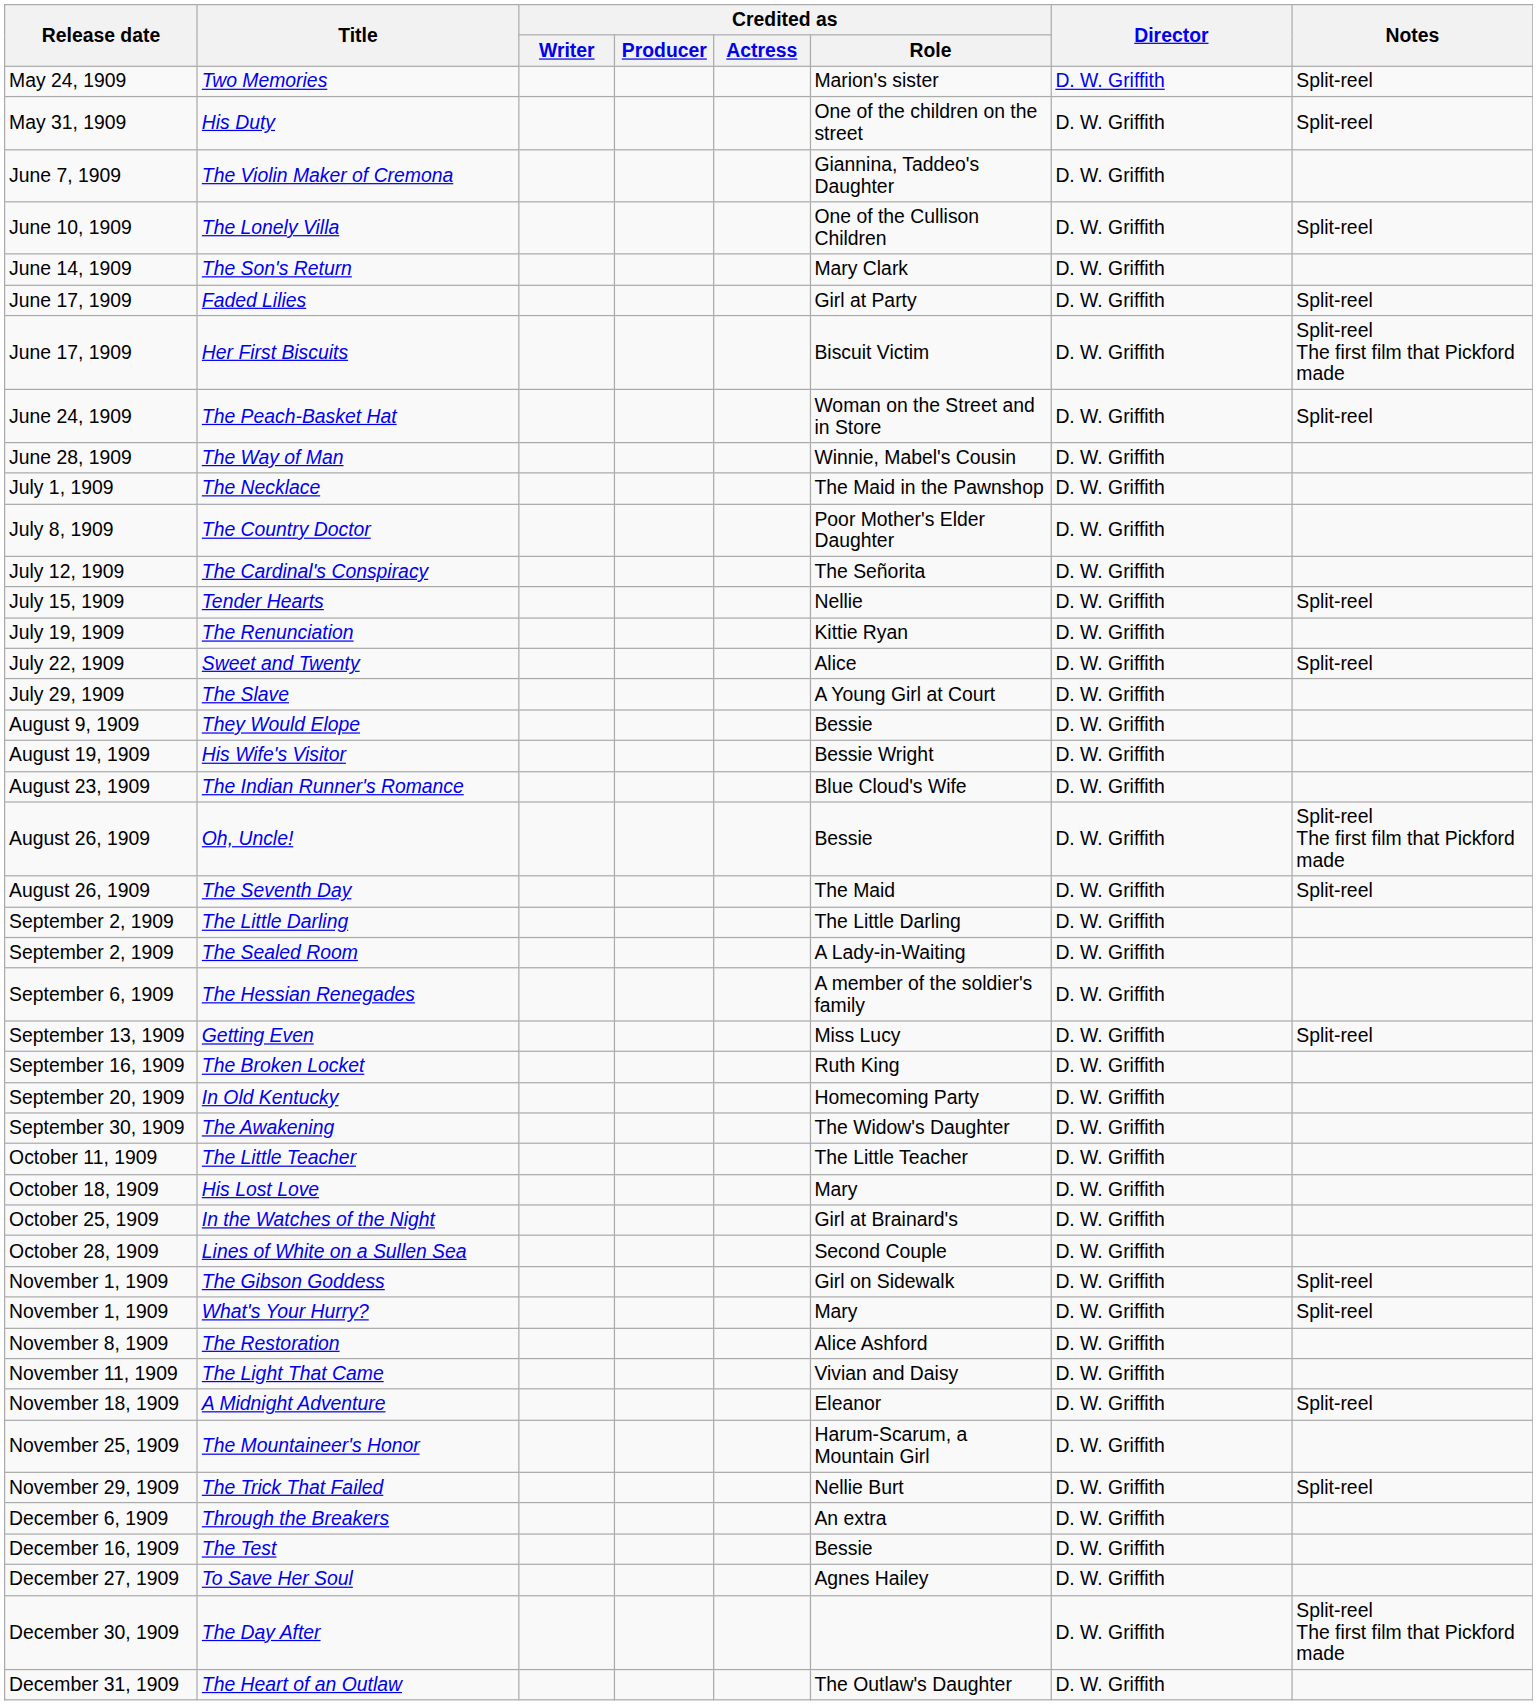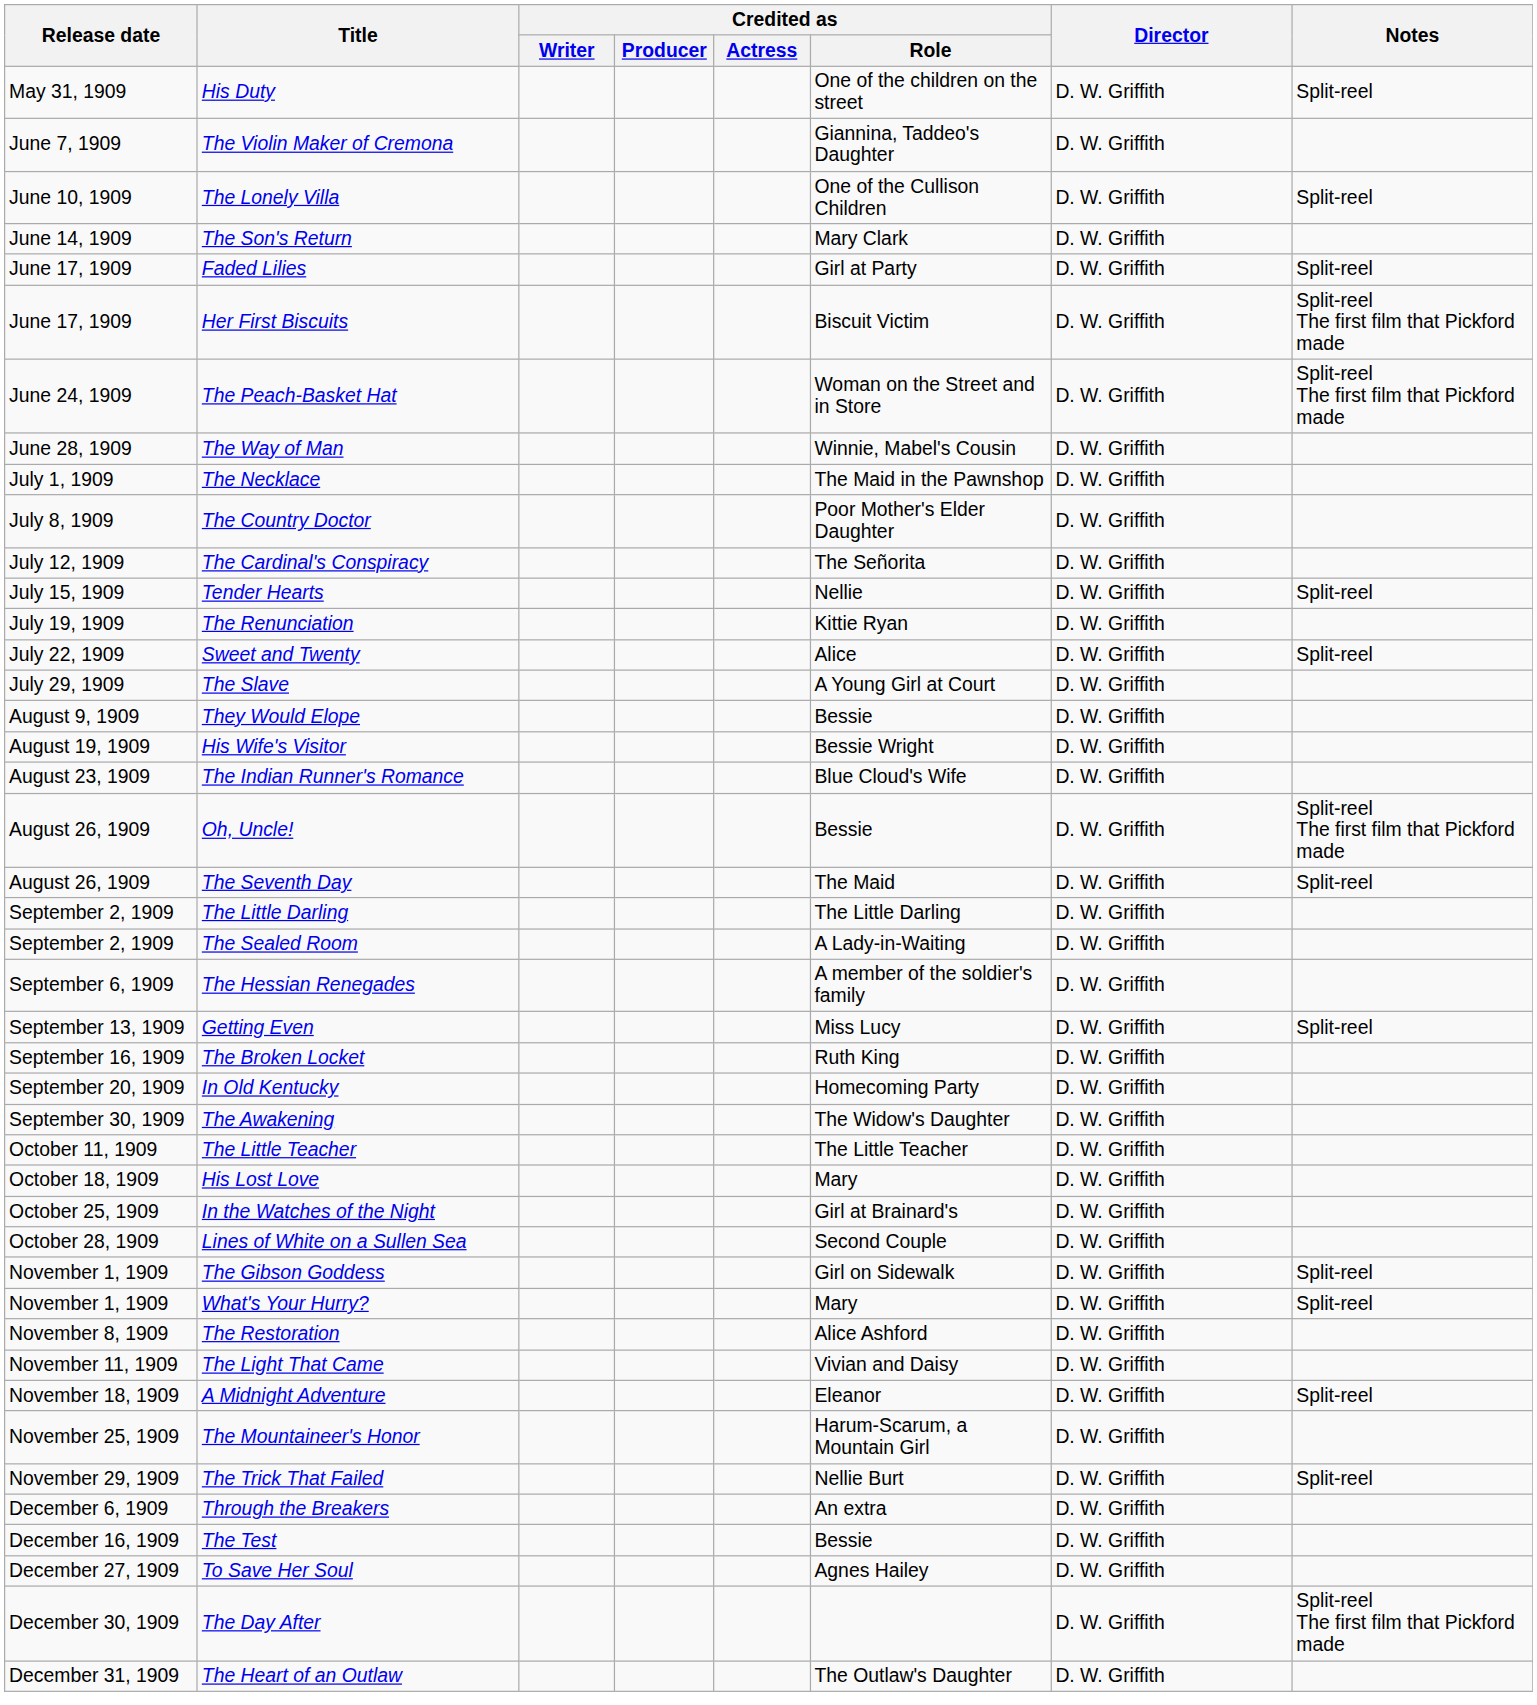- row: (265, 81)
(1335, 415) Split-reel -> (1406, 396) Split-reel The first film that Pickford made
